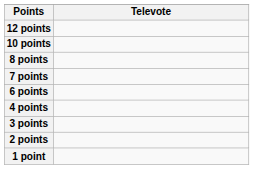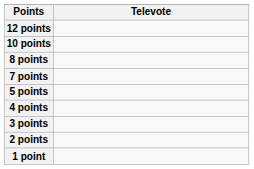- row: (29, 92)
+ row: (29, 92)
